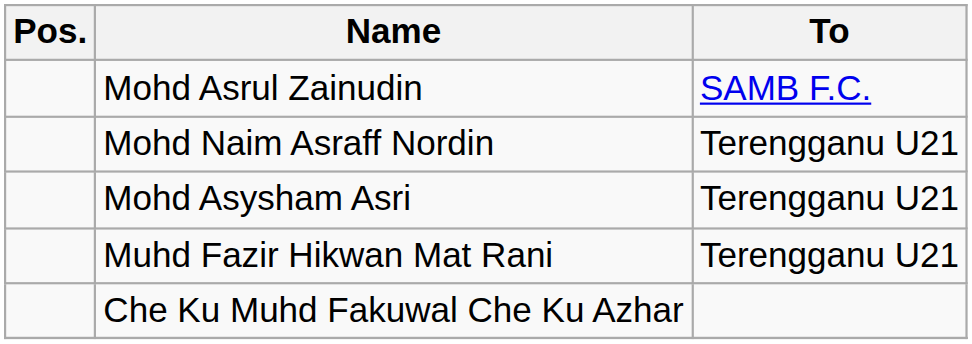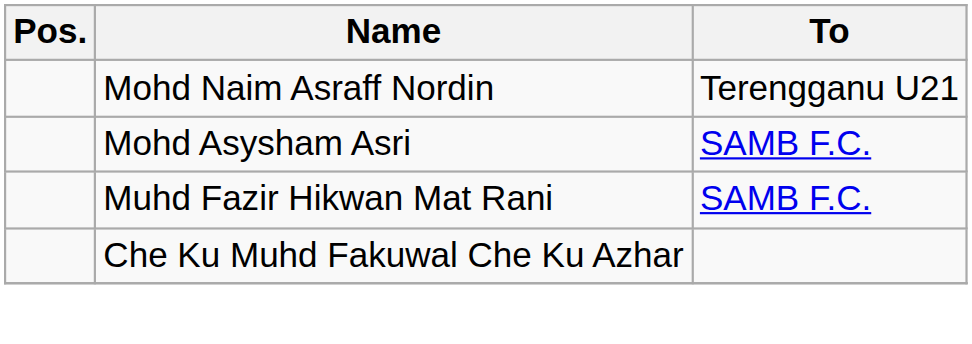- row: (263, 87)
(829, 198) Terengganu U21 -> (786, 143) SAMB F.C.
(829, 254) Terengganu U21 -> (786, 198) SAMB F.C.
